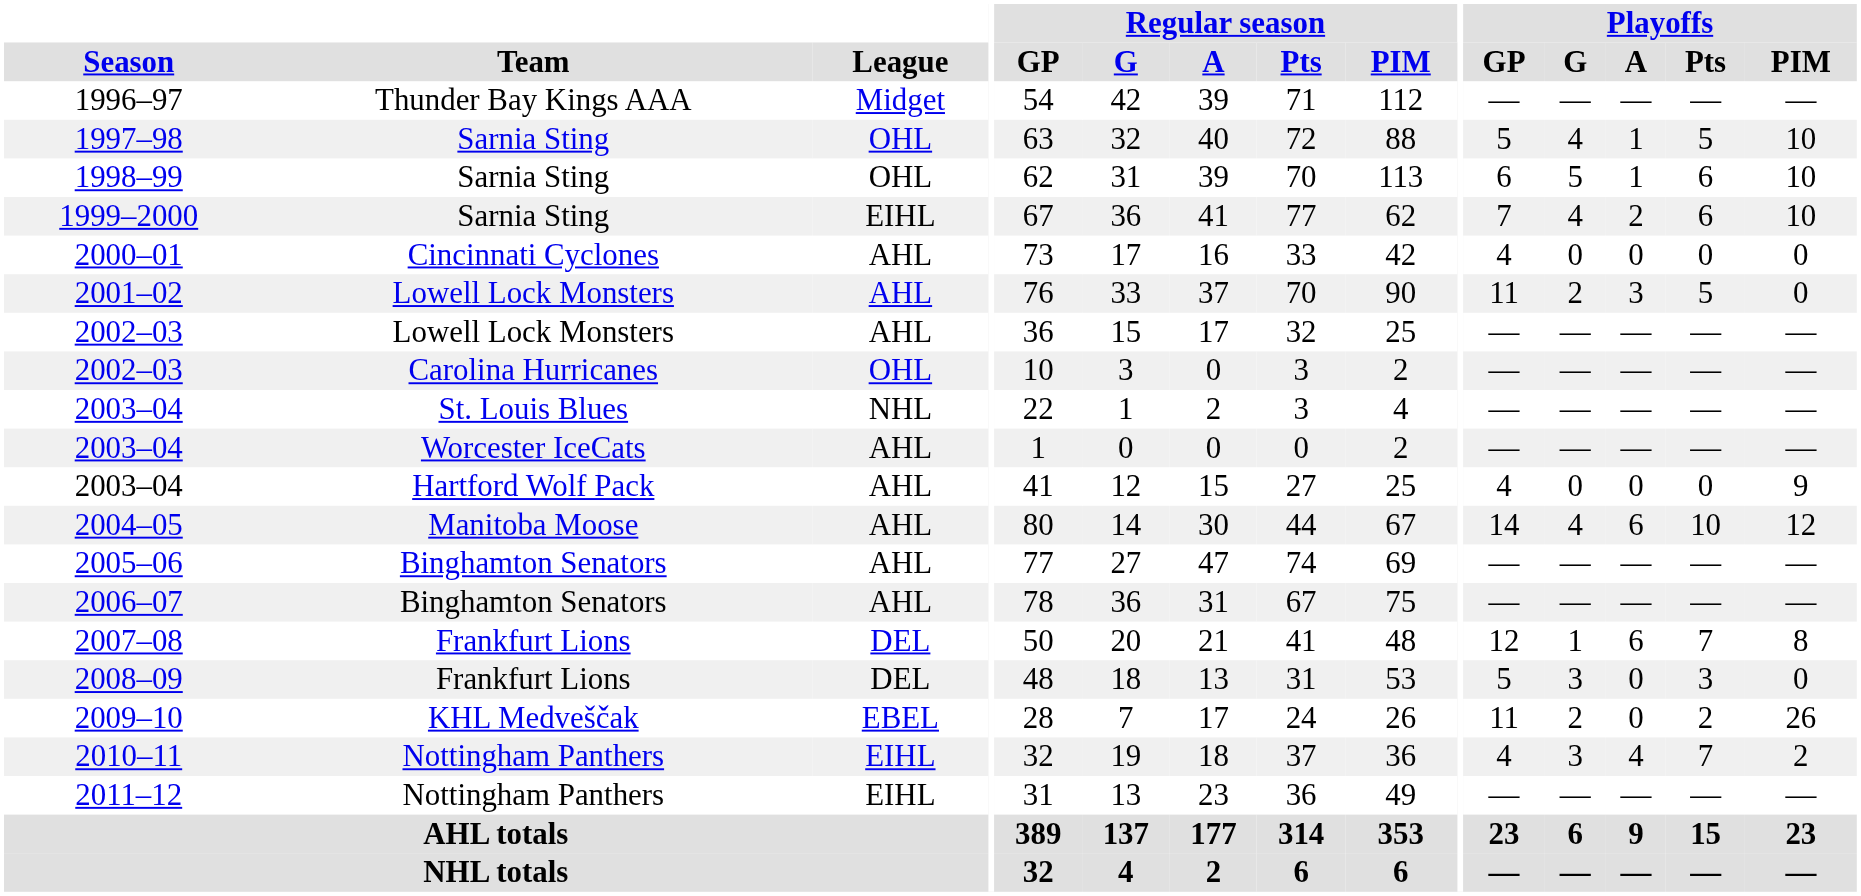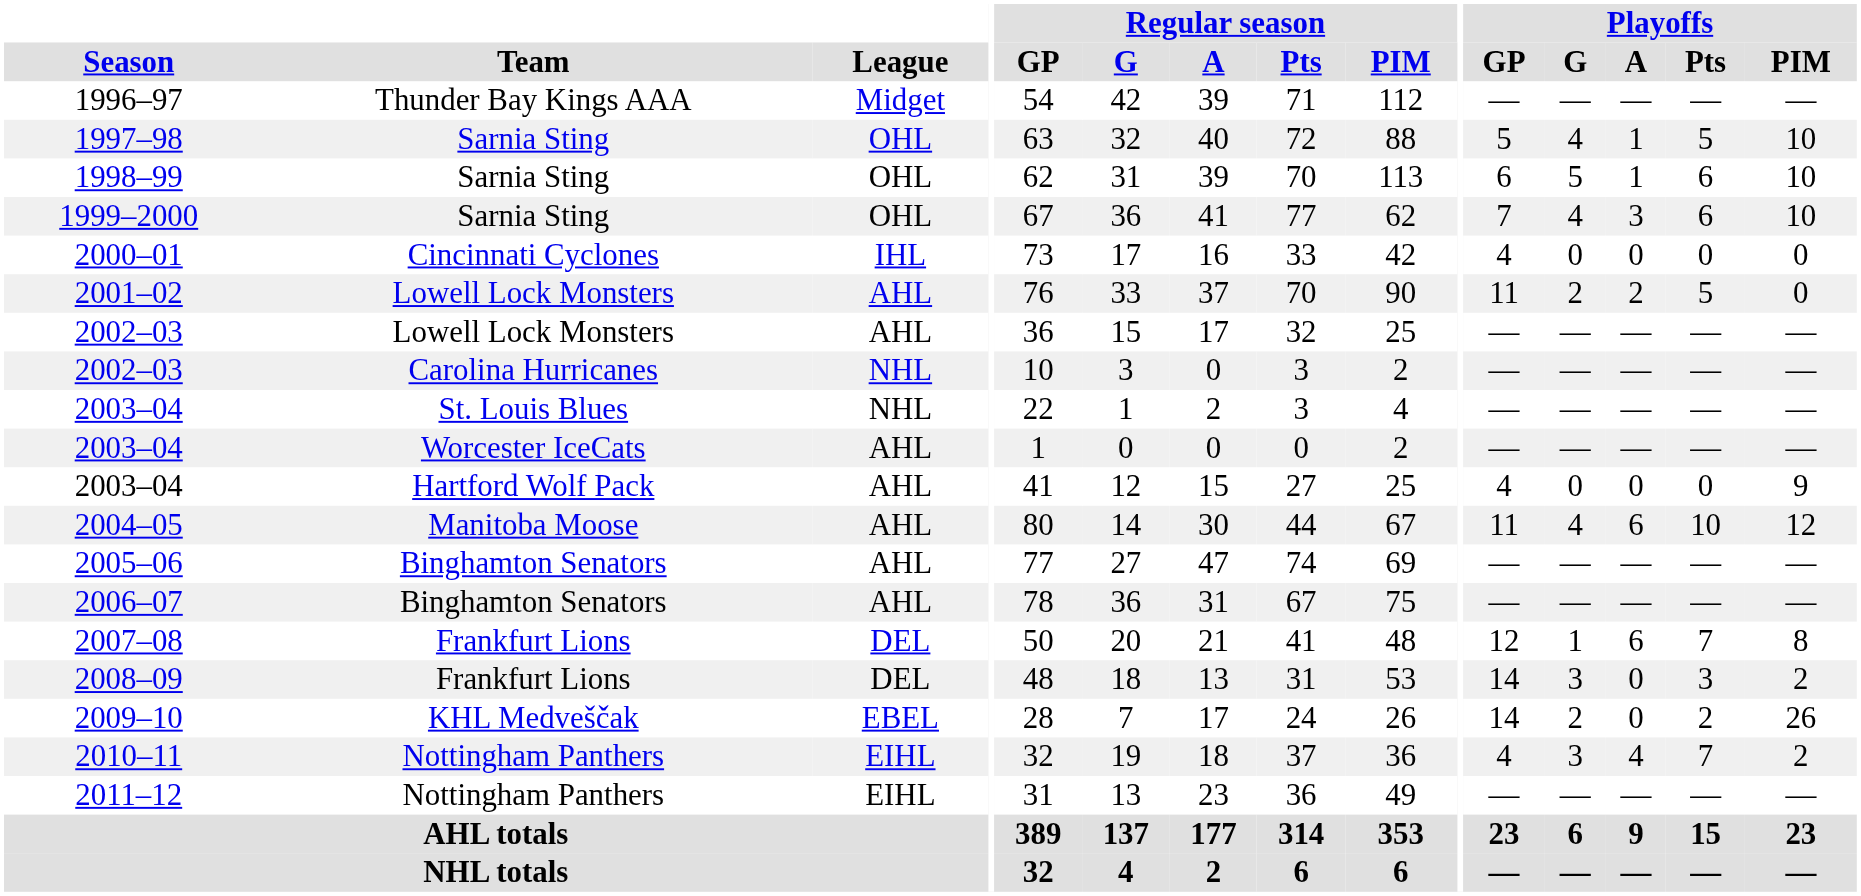(900, 215) EIHL -> (900, 215) OHL
(1636, 215) 2 -> (1636, 215) 3
(900, 254) AHL -> (900, 254) IHL
(1636, 293) 3 -> (1636, 293) 2
(900, 370) OHL -> (900, 370) NHL
(1504, 524) 14 -> (1504, 524) 11
(1504, 679) 5 -> (1504, 679) 14
(1801, 679) 0 -> (1801, 679) 2
(1504, 717) 11 -> (1504, 717) 14
